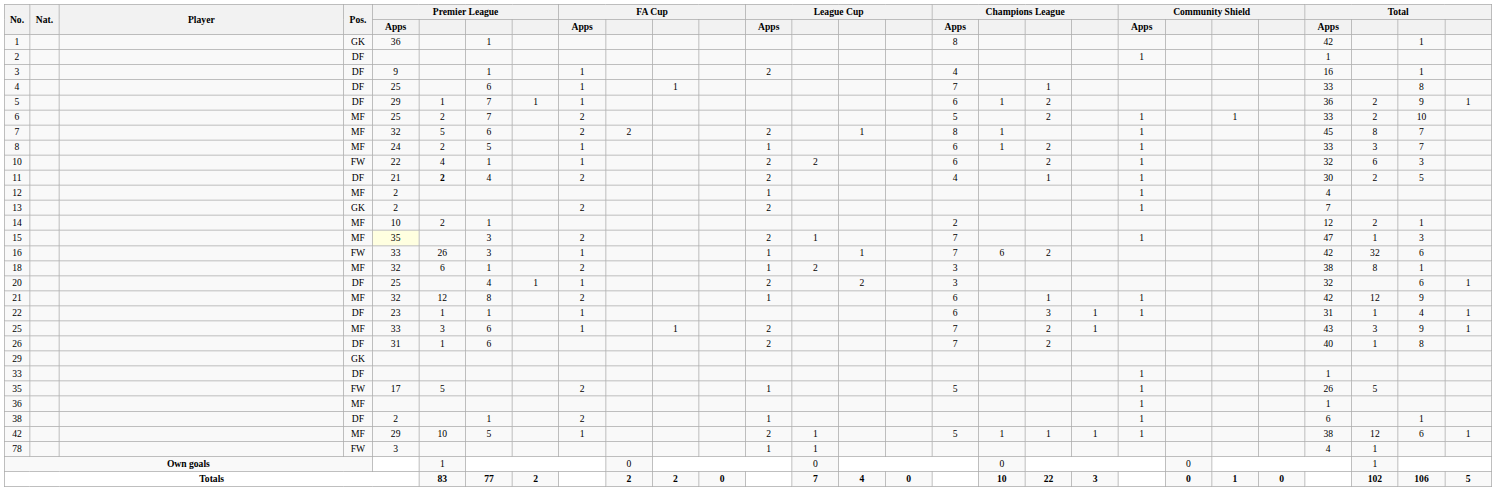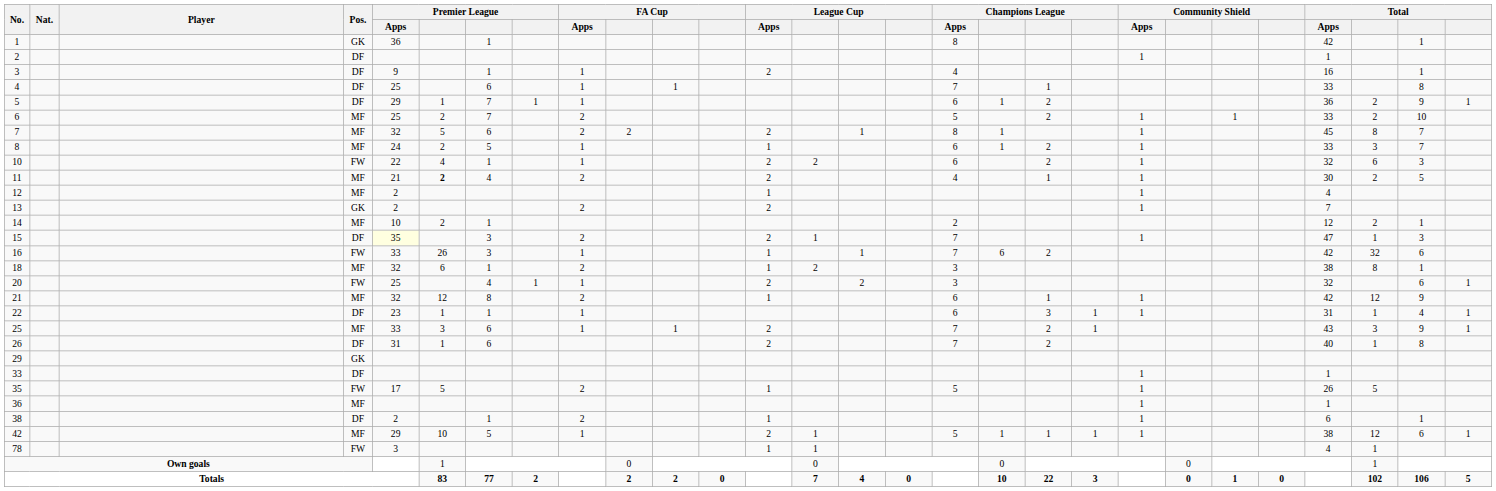(358, 177) DF -> (358, 177) MF
(358, 238) MF -> (358, 238) DF
(358, 283) DF -> (358, 283) FW
